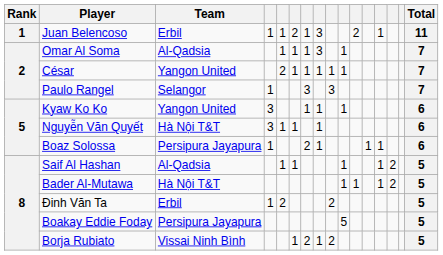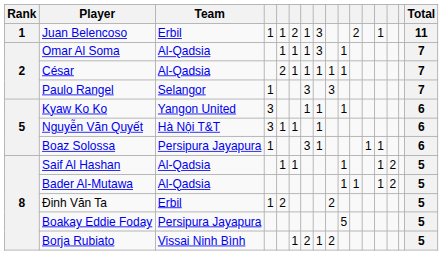(197, 71) Yangon United -> (184, 71) Al-Qadsia
(307, 146) 2 -> (307, 146) 3
(189, 184) Hà Nội T&T -> (184, 184) Al-Qadsia
